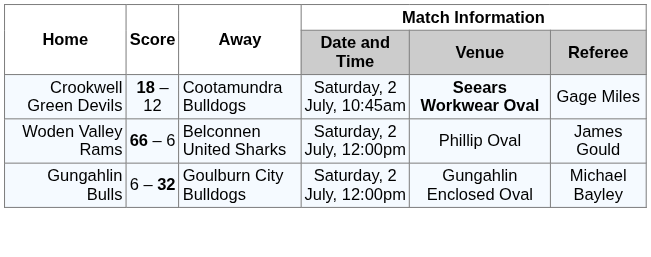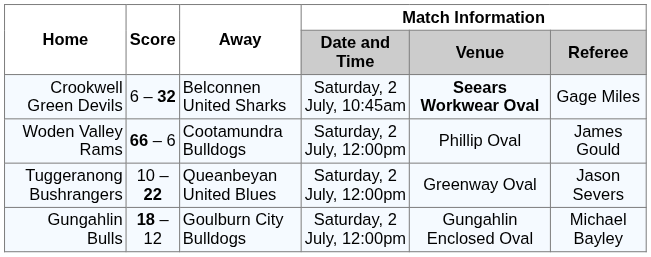(153, 96) 18 – 12 -> (153, 96) 6 – 32
(233, 96) Cootamundra Bulldogs -> (235, 96) Belconnen United Sharks
(234, 140) Belconnen United Sharks -> (233, 140) Cootamundra Bulldogs
+ row: (74, 185)
(153, 185) 6 – 32 -> (153, 229) 18 – 12
